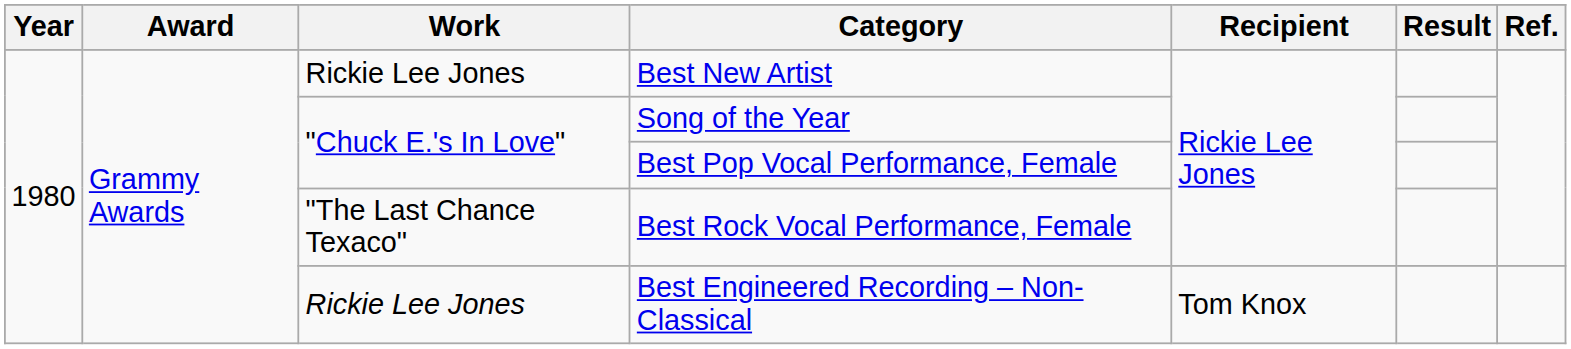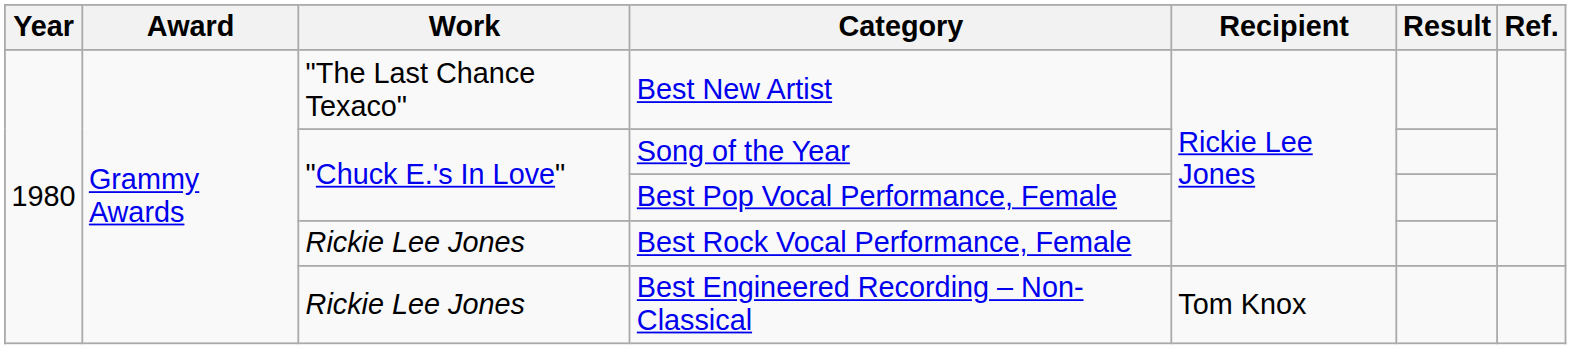(415, 73) Rickie Lee Jones -> (420, 89) "The Last Chance Texaco"
(420, 226) "The Last Chance Texaco" -> (415, 242) Rickie Lee Jones
